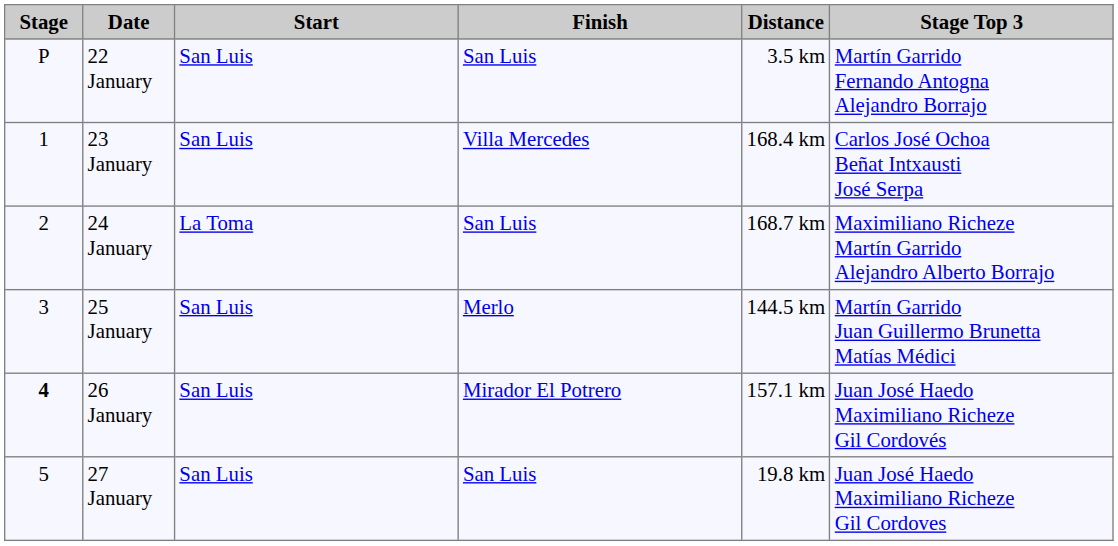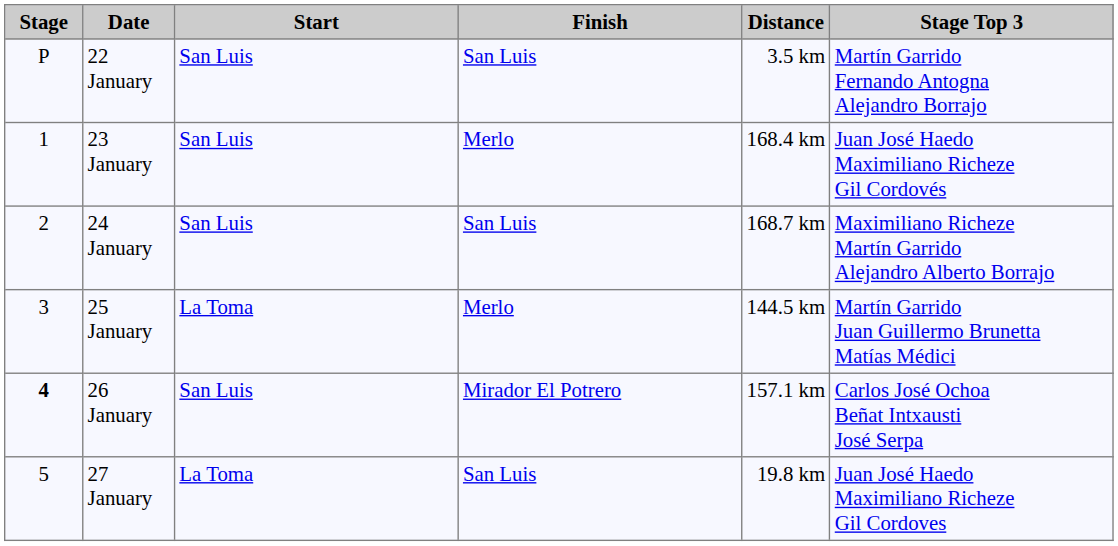(526, 139) Villa Mercedes -> (488, 139) Merlo
(912, 164) Carlos José Ochoa Beñat Intxausti José Serpa -> (925, 164) Juan José Haedo Maximiliano Richeze Gil Cordovés
(216, 223) La Toma -> (216, 223) San Luis
(216, 306) San Luis -> (216, 306) La Toma
(925, 414) Juan José Haedo Maximiliano Richeze Gil Cordovés -> (912, 414) Carlos José Ochoa Beñat Intxausti José Serpa
(216, 473) San Luis -> (216, 473) La Toma
